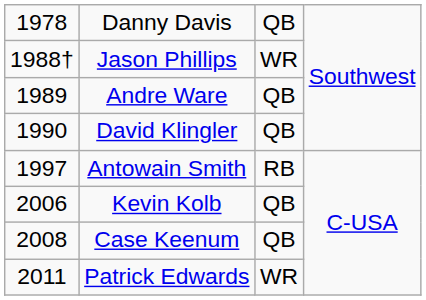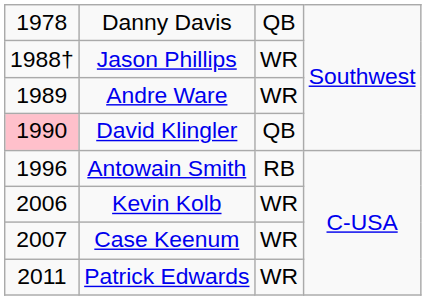(279, 95) QB -> (279, 95) WR
(42, 131) no background -> (42, 131) pink background
(42, 167) 1997 -> (42, 167) 1996
(279, 204) QB -> (279, 204) WR
(42, 240) 2008 -> (42, 240) 2007
(279, 240) QB -> (279, 240) WR
